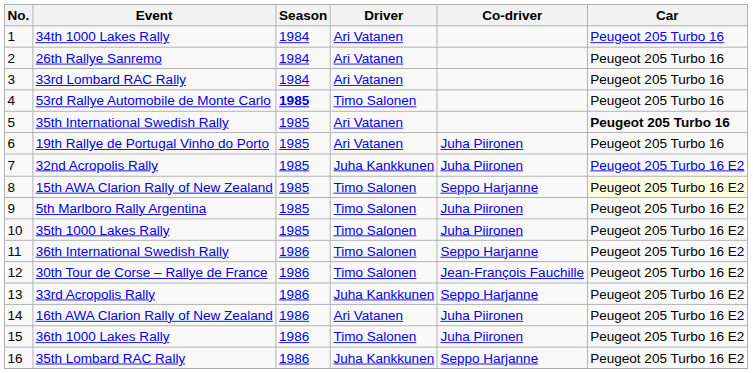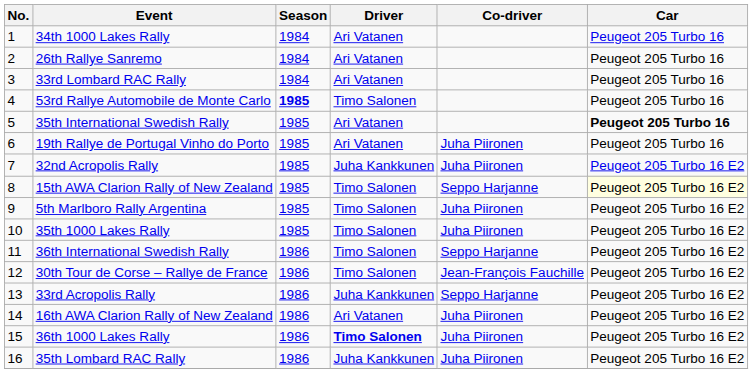(375, 337) normal -> (378, 337) bold
(489, 358) Seppo Harjanne -> (482, 358) Juha Piironen
